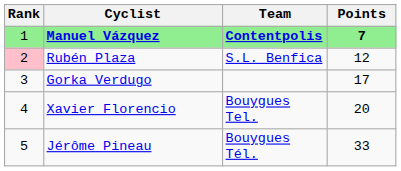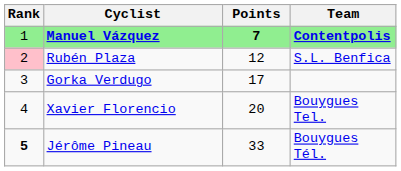columns swapped: (275, 16) <-> (362, 16)
(24, 147) normal -> (24, 147) bold
